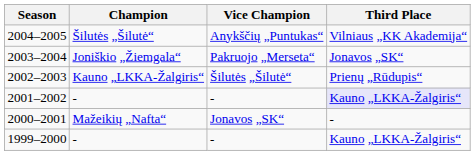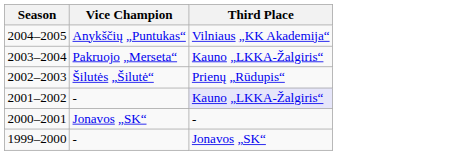- column: (138, 14)
(366, 56) Jonavos „SK“ -> (258, 56) Kauno „LKKA-Žalgiris“
(395, 139) Kauno „LKKA-Žalgiris“ -> (229, 139) Jonavos „SK“
